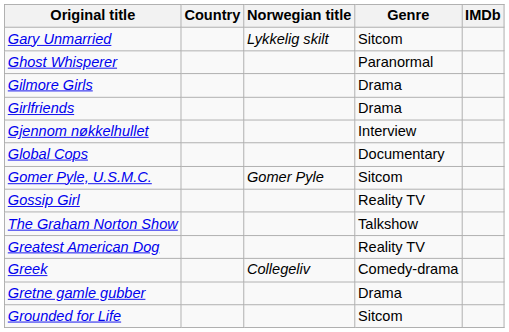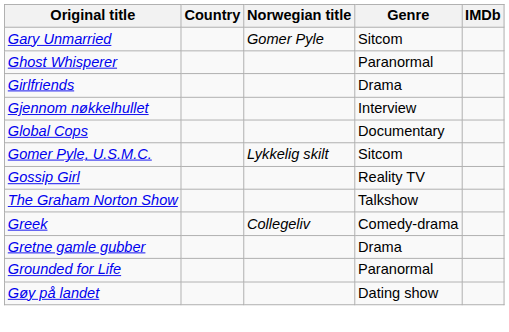(288, 39) Lykkelig skilt -> (285, 39) Gomer Pyle
- row: (50, 85)
(285, 177) Gomer Pyle -> (288, 154) Lykkelig skilt
- row: (84, 246)
(380, 316) Sitcom -> (396, 270) Paranormal
+ row: (54, 293)
